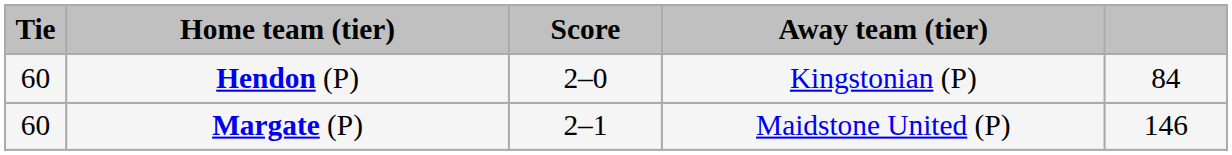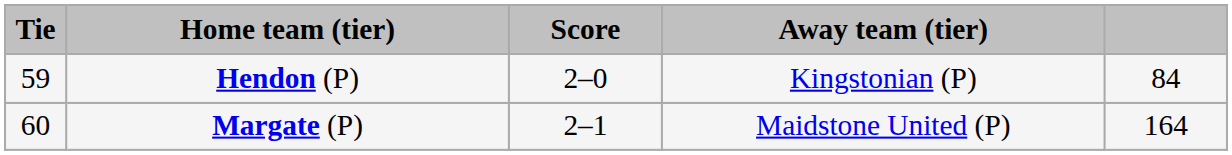(36, 77) 60 -> (36, 77) 59
(1166, 126) 146 -> (1166, 126) 164
